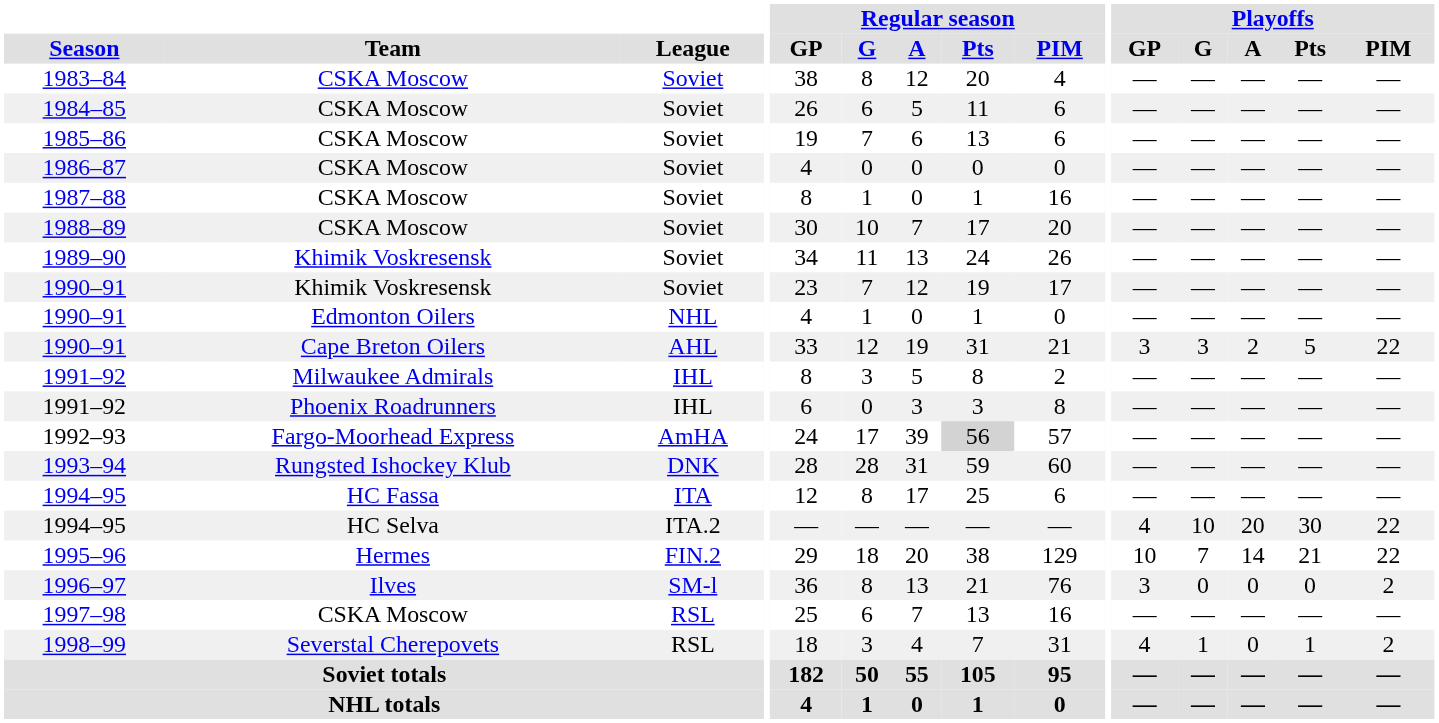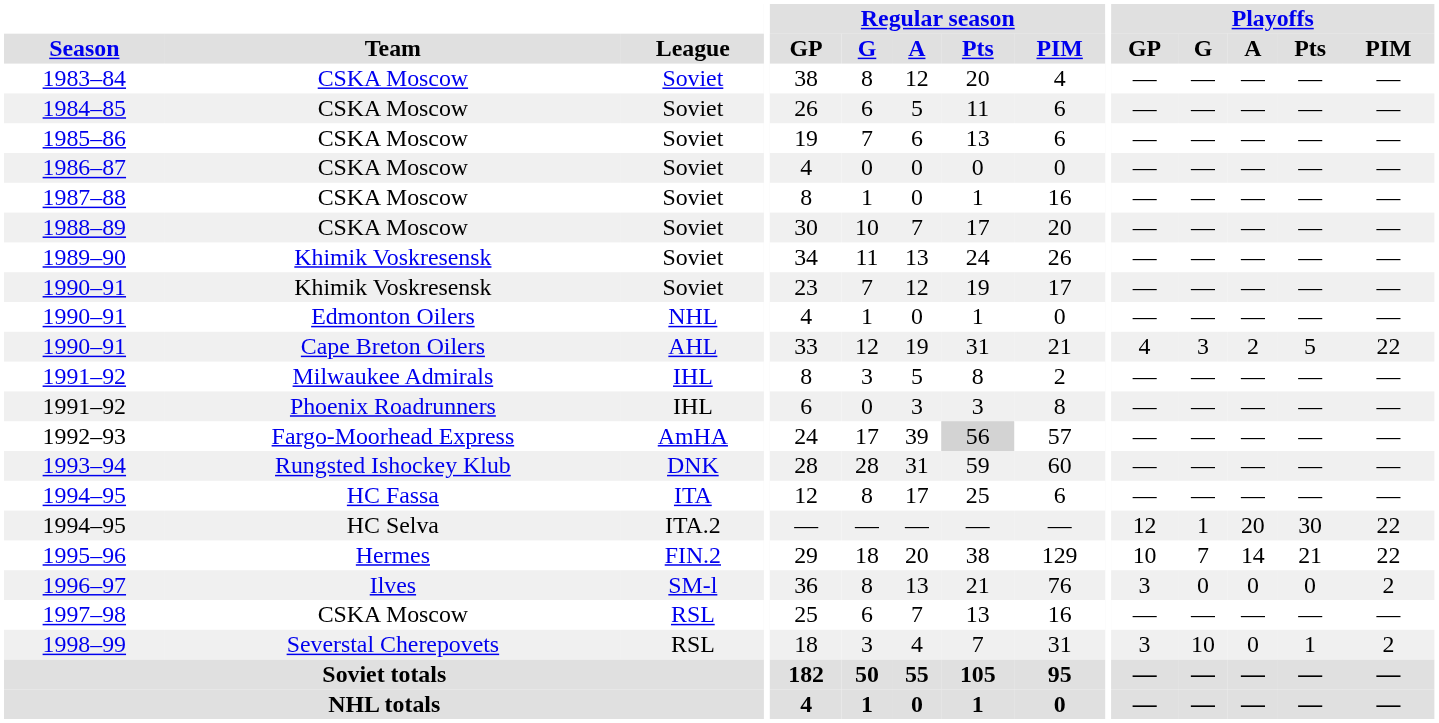(1145, 346) 3 -> (1145, 346) 4
(1145, 525) 4 -> (1145, 525) 12
(1203, 525) 10 -> (1203, 525) 1
(1145, 644) 4 -> (1145, 644) 3
(1203, 644) 1 -> (1203, 644) 10
